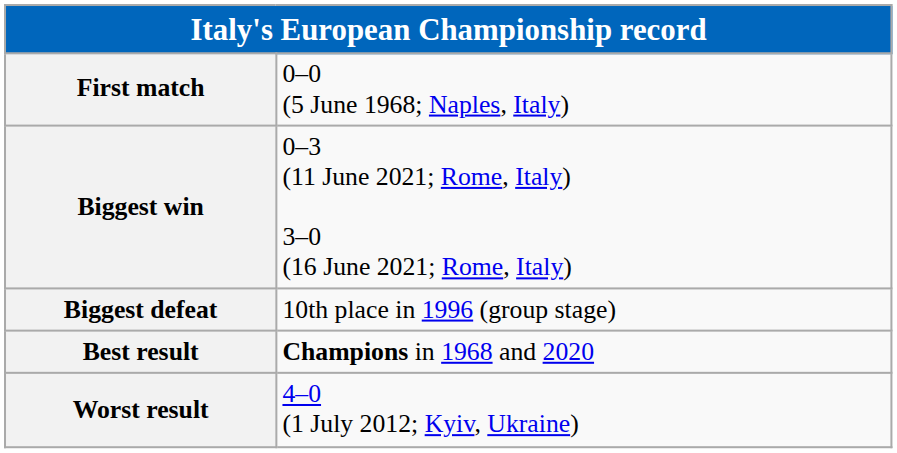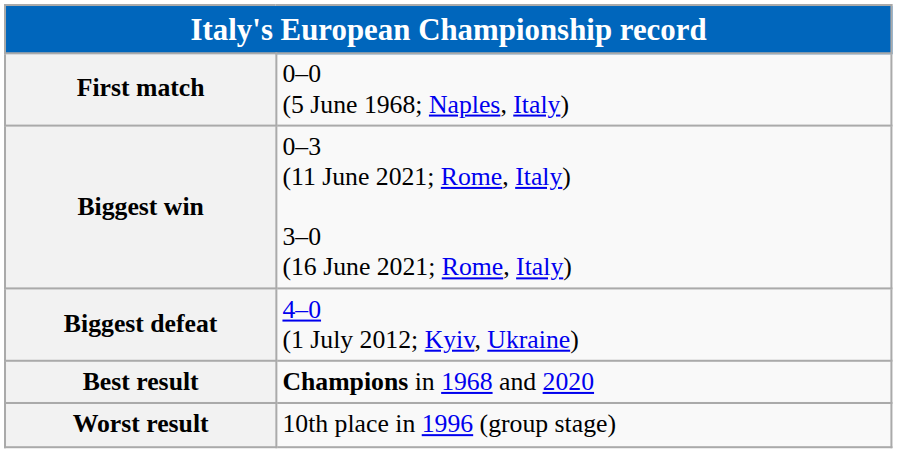(584, 310) 10th place in 1996 (group stage) -> (584, 325) 4–0 (1 July 2012; Kyiv, Ukraine)
(584, 410) 4–0 (1 July 2012; Kyiv, Ukraine) -> (584, 425) 10th place in 1996 (group stage)
